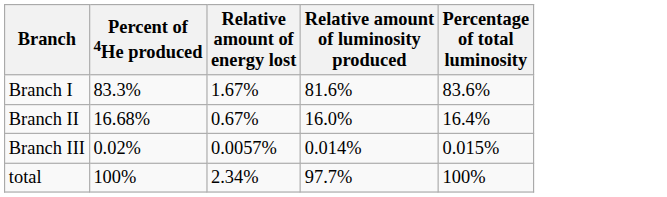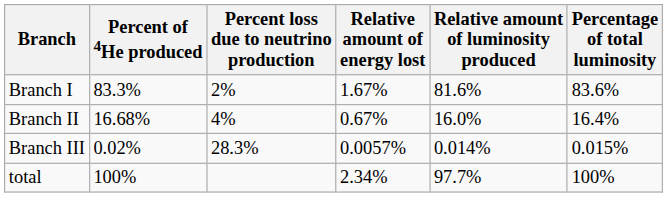+ column: (271, 39)
